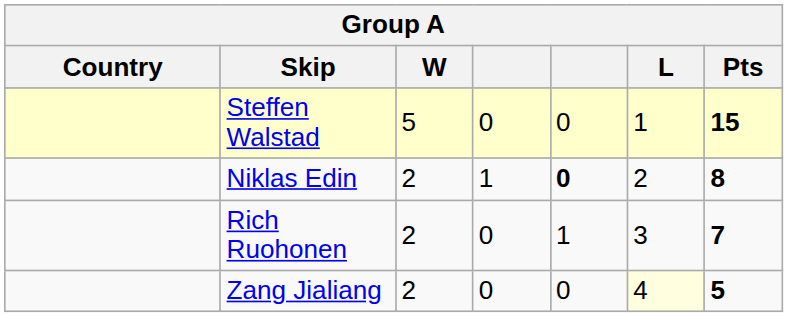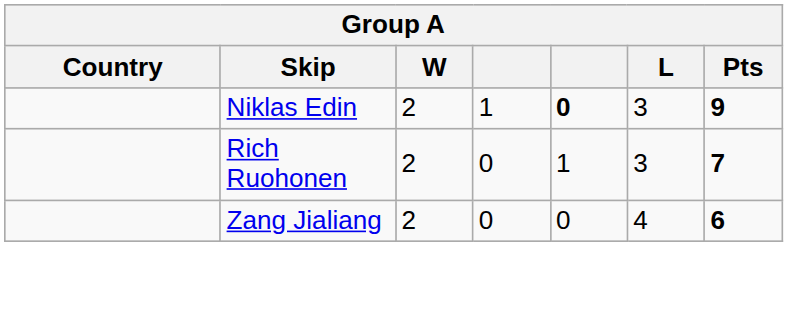- row: (273, 122)
(641, 178) 2 -> (641, 107) 3
(718, 178) 8 -> (718, 107) 9
(641, 290) lightyellow background -> (641, 219) no background
(718, 290) 5 -> (718, 219) 6
